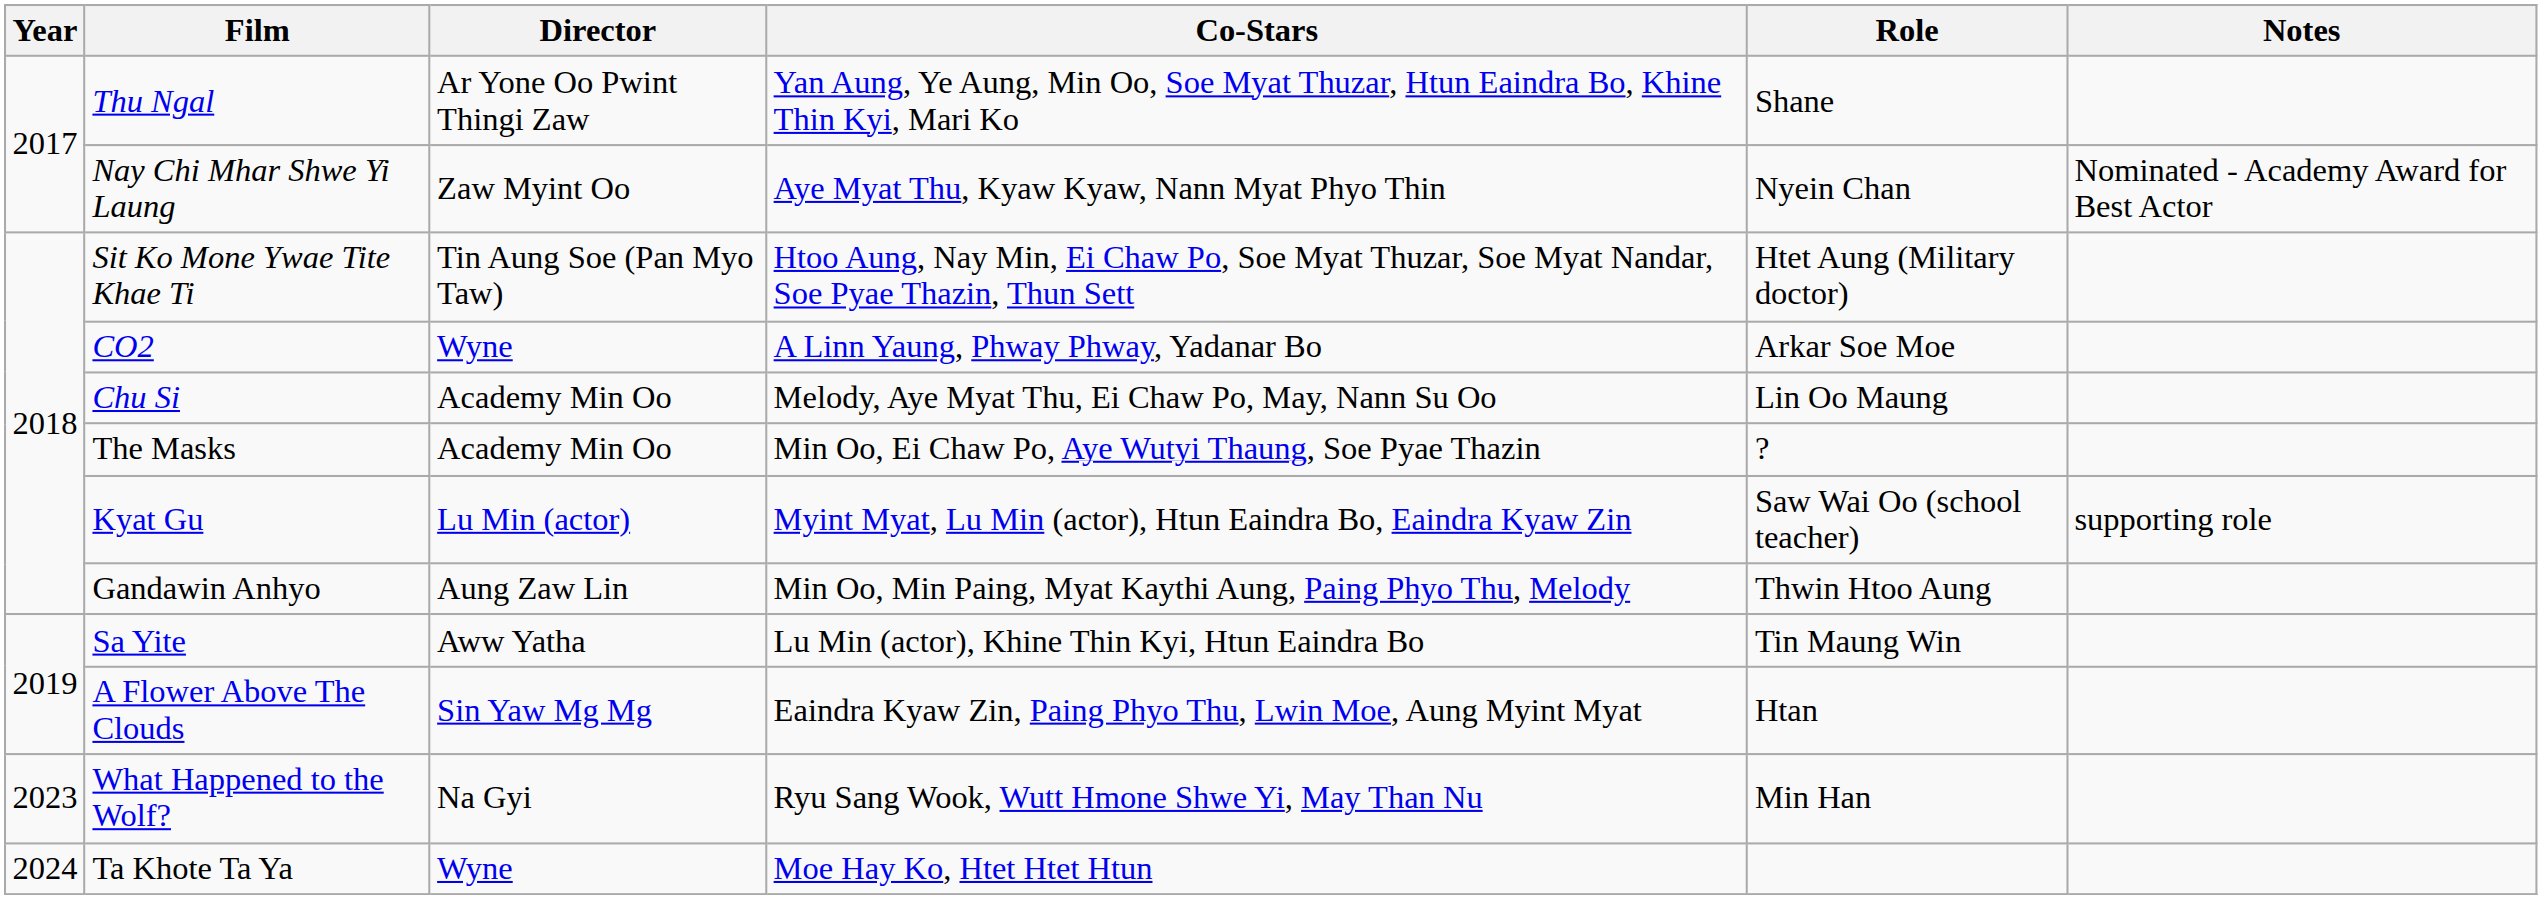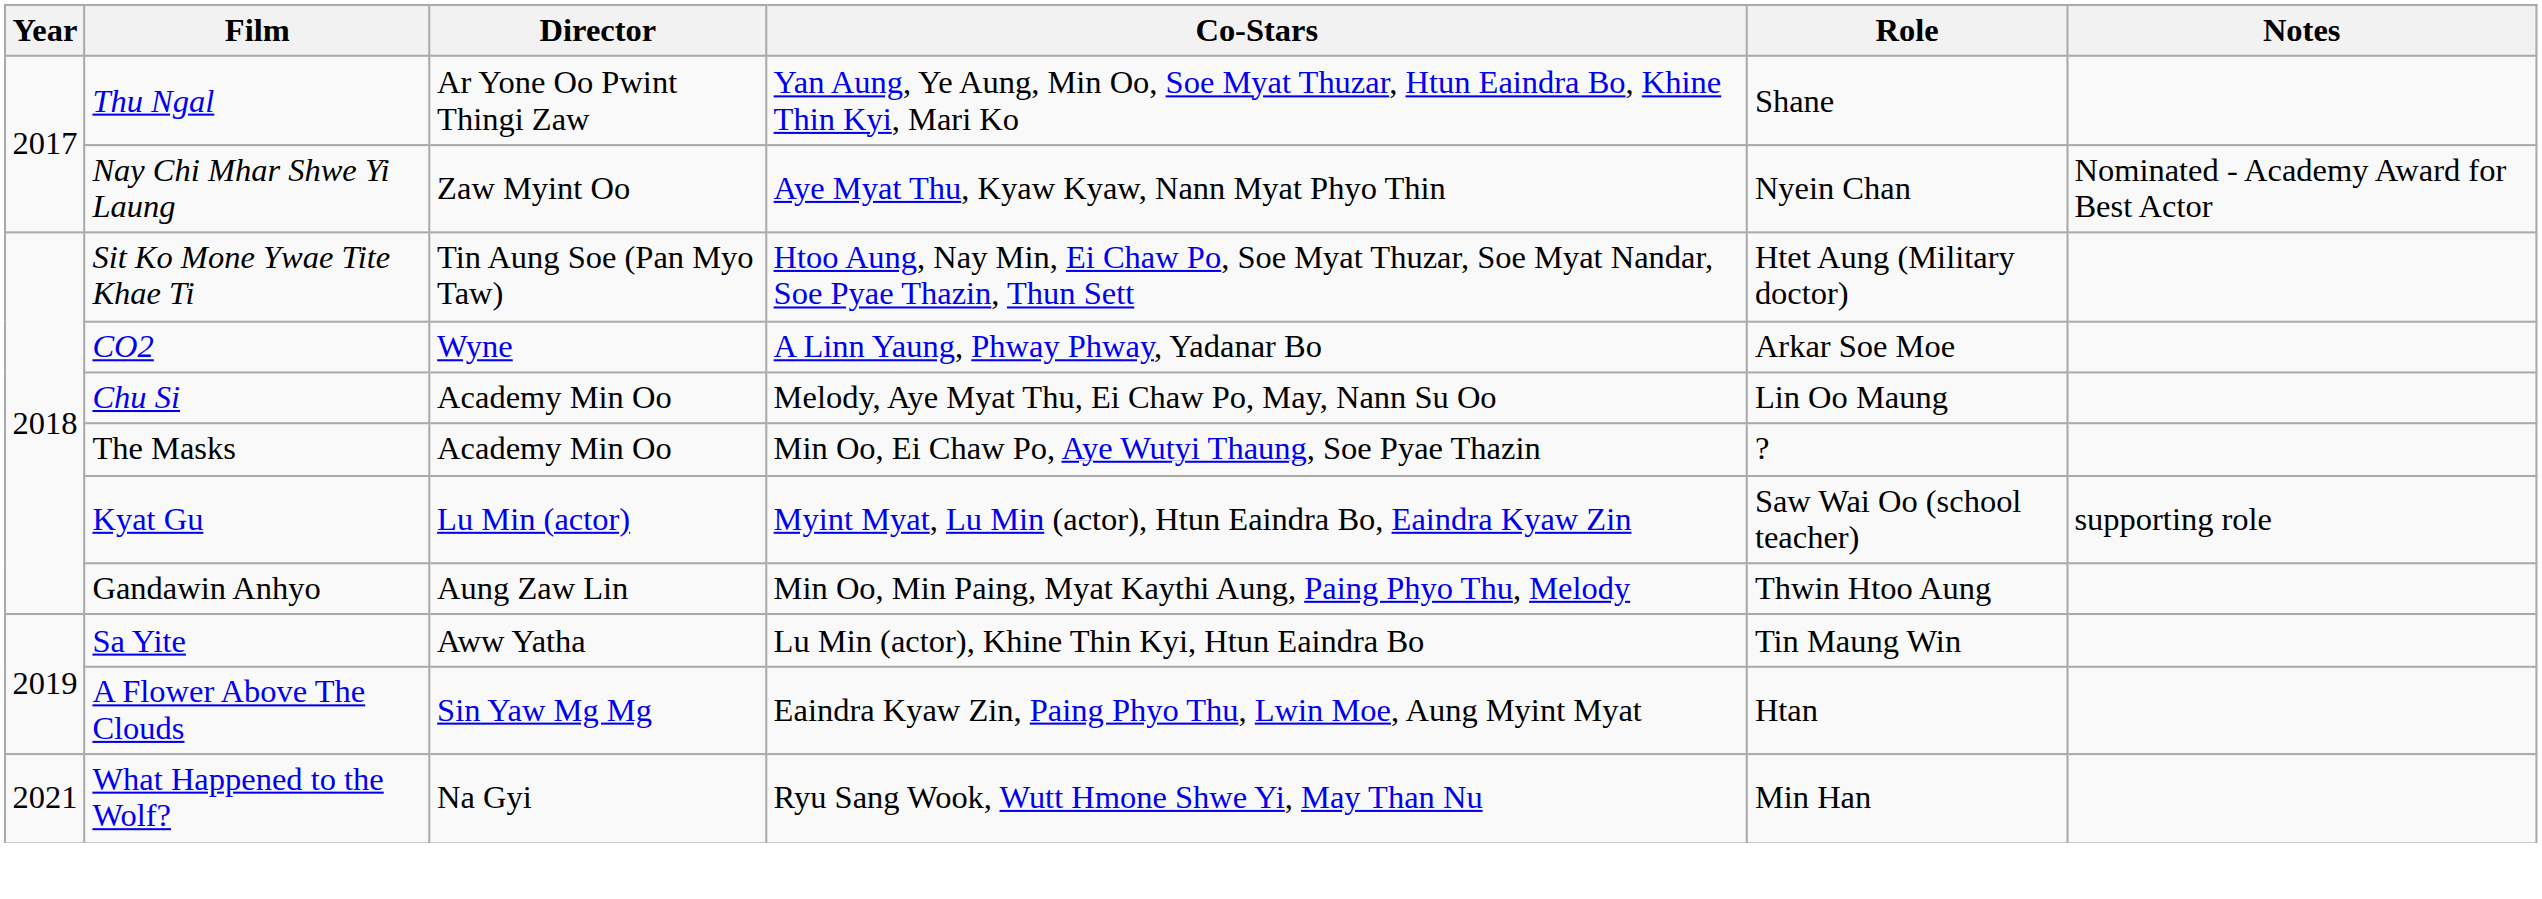(45, 797) 2023 -> (45, 797) 2021
- row: (193, 867)
